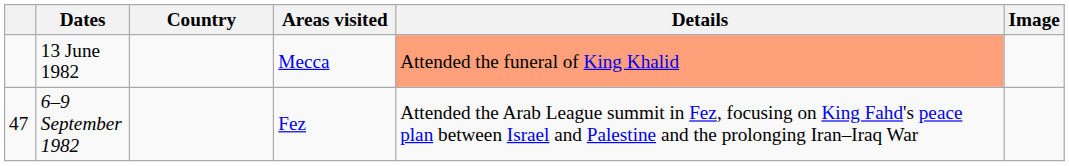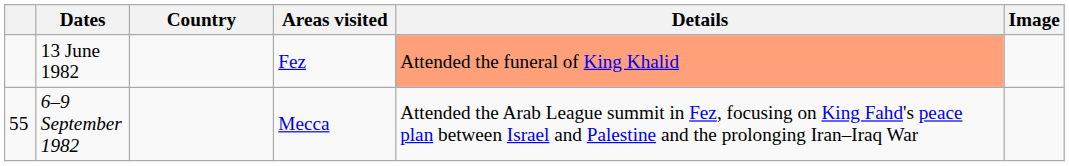(304, 60) Mecca -> (292, 60) Fez
(19, 123) 47 -> (19, 123) 55
(292, 123) Fez -> (304, 123) Mecca
